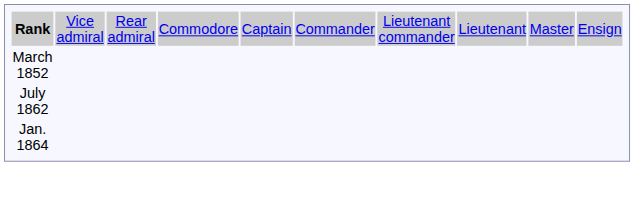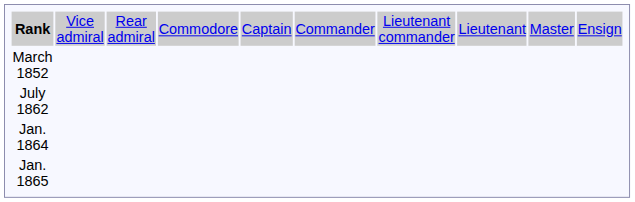+ row: (33, 173)
